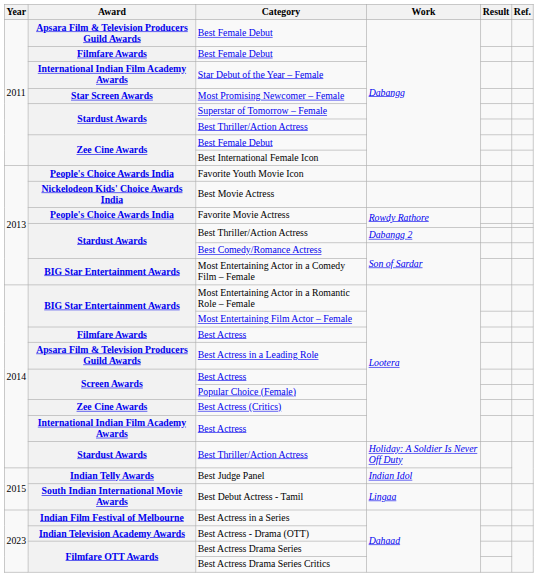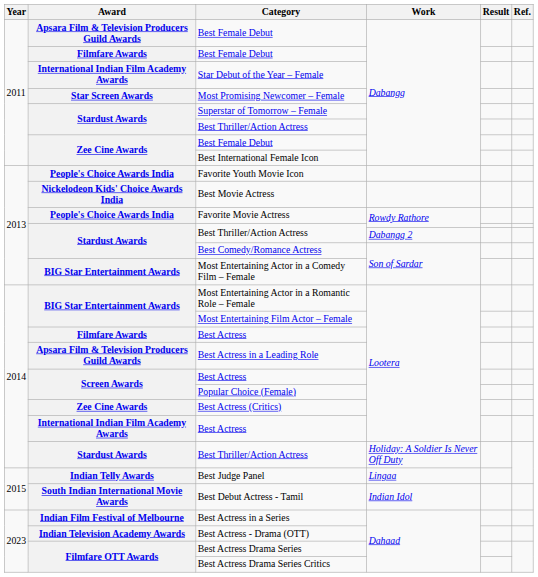(390, 476) Indian Idol -> (382, 476) Lingaa
(382, 497) Lingaa -> (390, 497) Indian Idol
